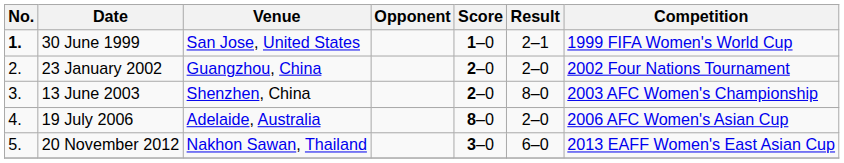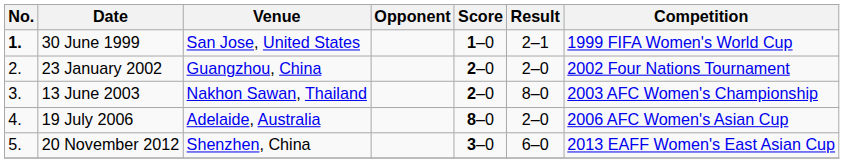(249, 94) Shenzhen, China -> (277, 94) Nakhon Sawan, Thailand
(277, 145) Nakhon Sawan, Thailand -> (249, 145) Shenzhen, China
